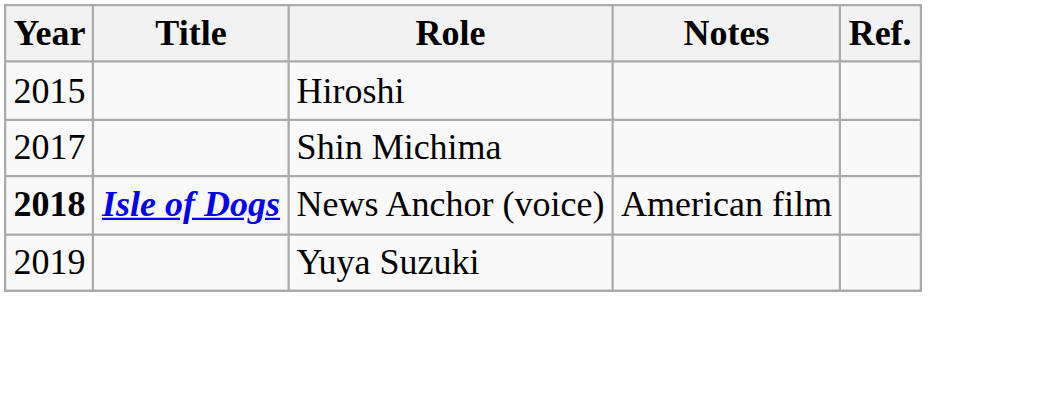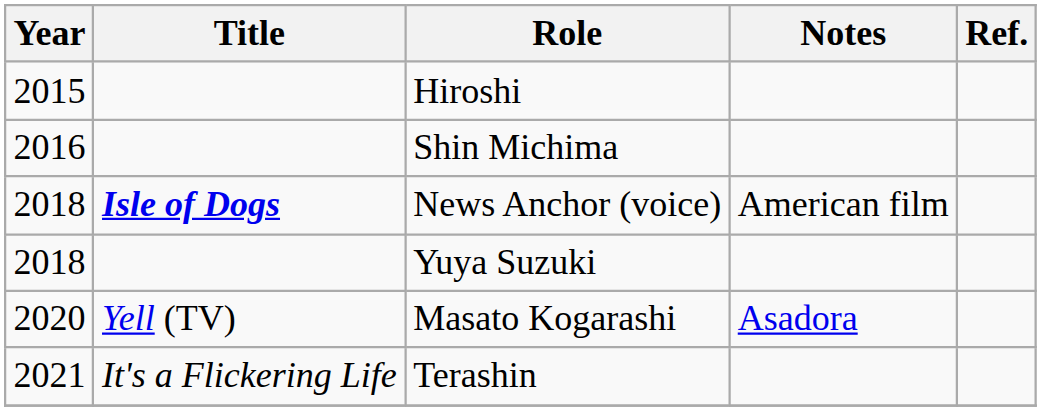(49, 147) 2017 -> (49, 147) 2016
(49, 204) bold -> (49, 204) normal
(49, 261) 2019 -> (49, 261) 2018
+ row: (545, 318)
+ row: (475, 375)
